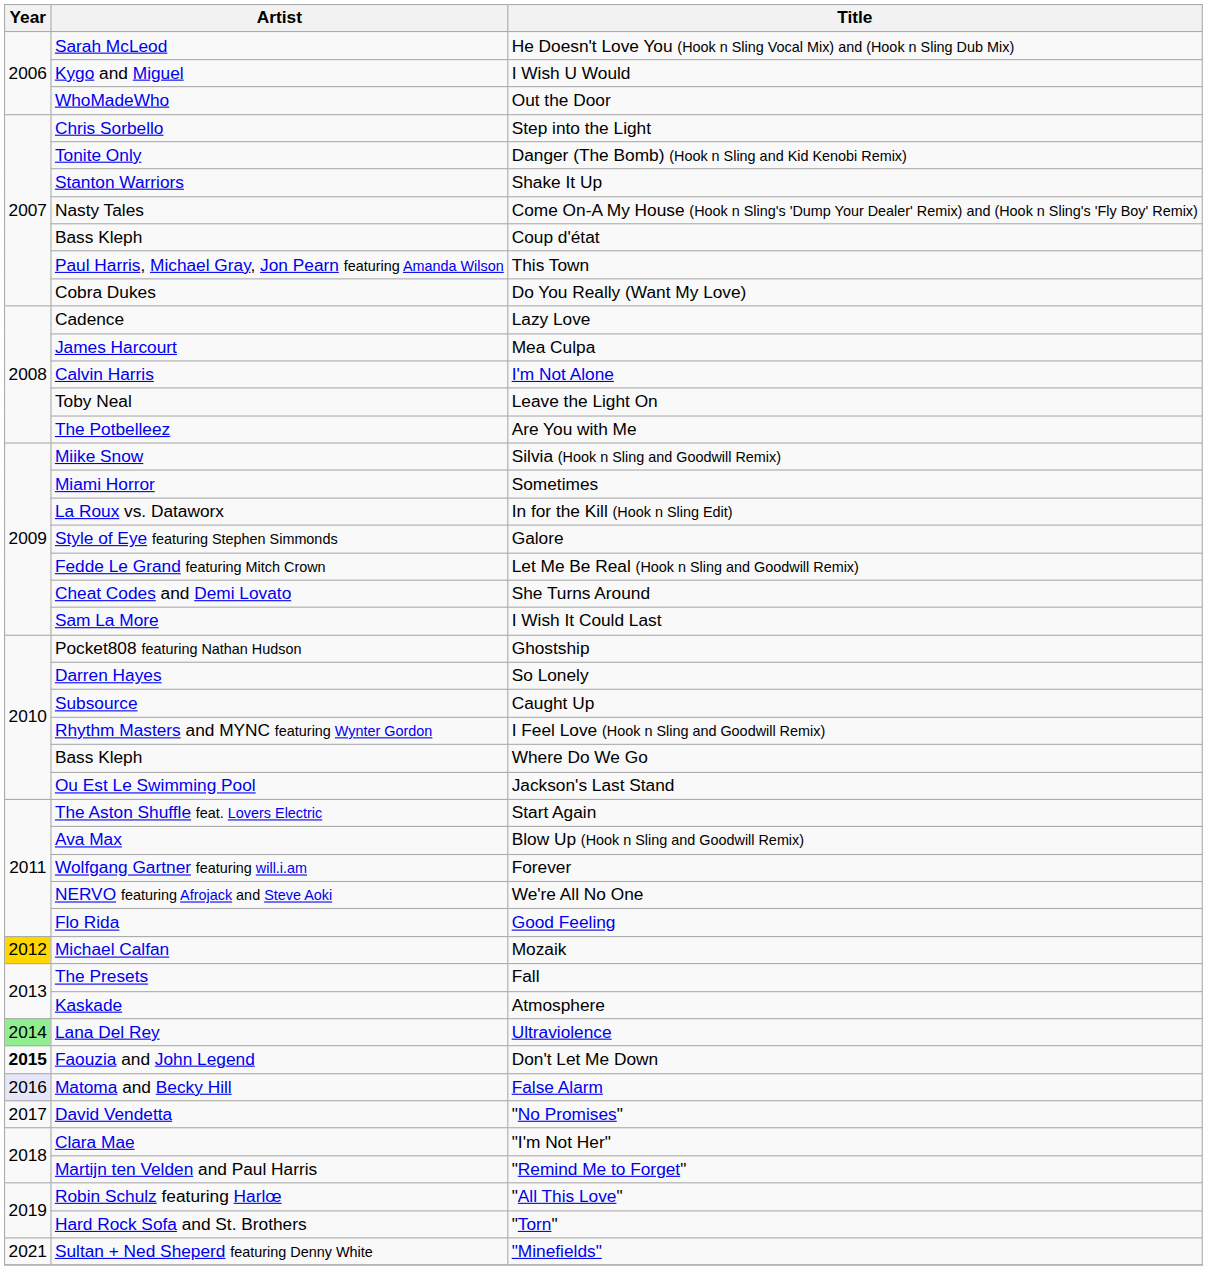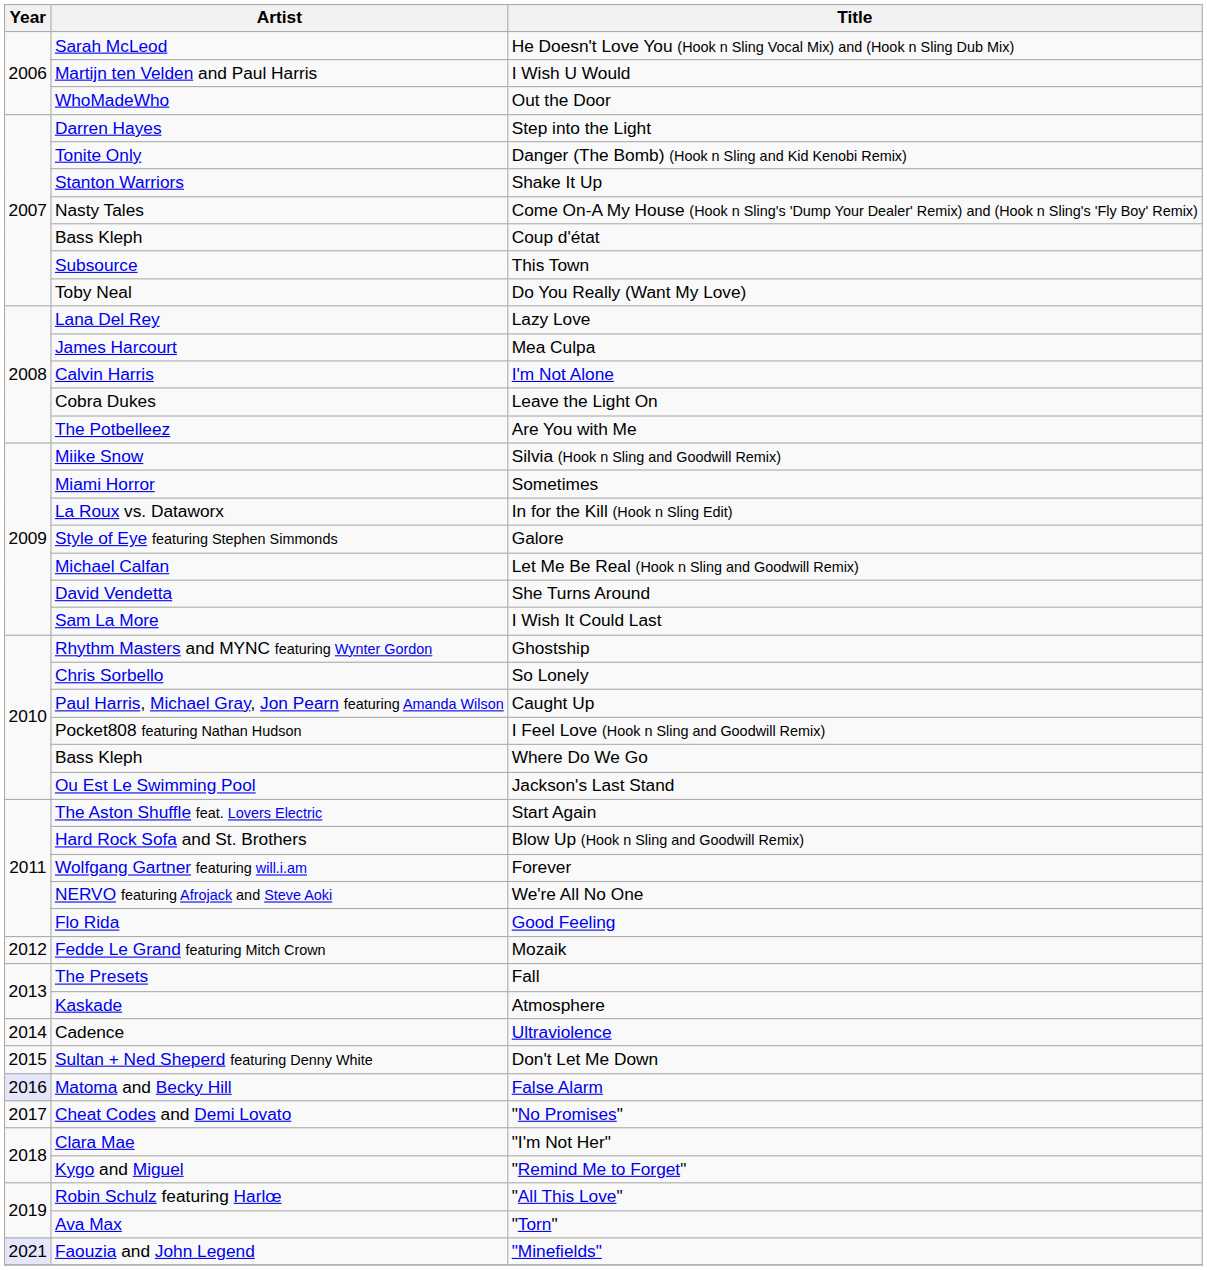(119, 73) Kygo and Miguel -> (186, 73) Martijn ten Velden and Paul Harris
(109, 127) Chris Sorbello -> (108, 127) Darren Hayes
(279, 264) Paul Harris, Michael Gray, Jon Pearn featuring Amanda Wilson -> (96, 264) Subsource
(105, 292) Cobra Dukes -> (93, 292) Toby Neal
(90, 319) Cadence -> (107, 319) Lana Del Rey
(93, 401) Toby Neal -> (105, 401) Cobra Dukes
(190, 566) Fedde Le Grand featuring Mitch Crown -> (112, 566) Michael Calfan
(173, 593) Cheat Codes and Demi Lovato -> (114, 593) David Vendetta
(178, 648) Pocket808 featuring Nathan Hudson -> (244, 648) Rhythm Masters and MYNC featuring Wynter Gordon
(108, 675) Darren Hayes -> (109, 675) Chris Sorbello
(96, 703) Subsource -> (279, 703) Paul Harris, Michael Gray, Jon Pearn featuring Amanda Wilson
(244, 730) Rhythm Masters and MYNC featuring Wynter Gordon -> (178, 730) Pocket808 featuring Nathan Hudson
(88, 840) Ava Max -> (181, 840) Hard Rock Sofa and St. Brothers
(28, 949) gold background -> (28, 949) no background
(112, 949) Michael Calfan -> (190, 949) Fedde Le Grand featuring Mitch Crown
(28, 1032) lightgreen background -> (28, 1032) no background
(107, 1032) Lana Del Rey -> (90, 1032) Cadence
(28, 1059) bold -> (28, 1059) normal
(155, 1059) Faouzia and John Legend -> (214, 1059) Sultan + Ned Sheperd featuring Denny White
(114, 1114) David Vendetta -> (173, 1114) Cheat Codes and Demi Lovato
(186, 1169) Martijn ten Velden and Paul Harris -> (119, 1169) Kygo and Miguel
(181, 1224) Hard Rock Sofa and St. Brothers -> (88, 1224) Ava Max
(28, 1251) no background -> (28, 1251) lavender background
(214, 1251) Sultan + Ned Sheperd featuring Denny White -> (155, 1251) Faouzia and John Legend
